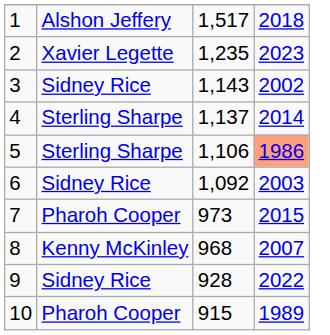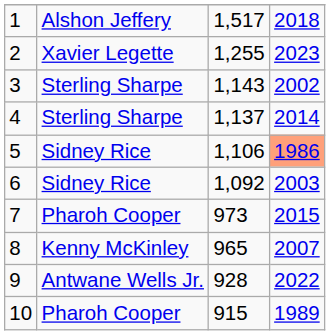(223, 53) 1,235 -> (239, 53) 1,255
(96, 85) Sidney Rice -> (112, 85) Sterling Sharpe
(112, 150) Sterling Sharpe -> (96, 150) Sidney Rice
(215, 248) 968 -> (231, 248) 965
(96, 280) Sidney Rice -> (123, 280) Antwane Wells Jr.
